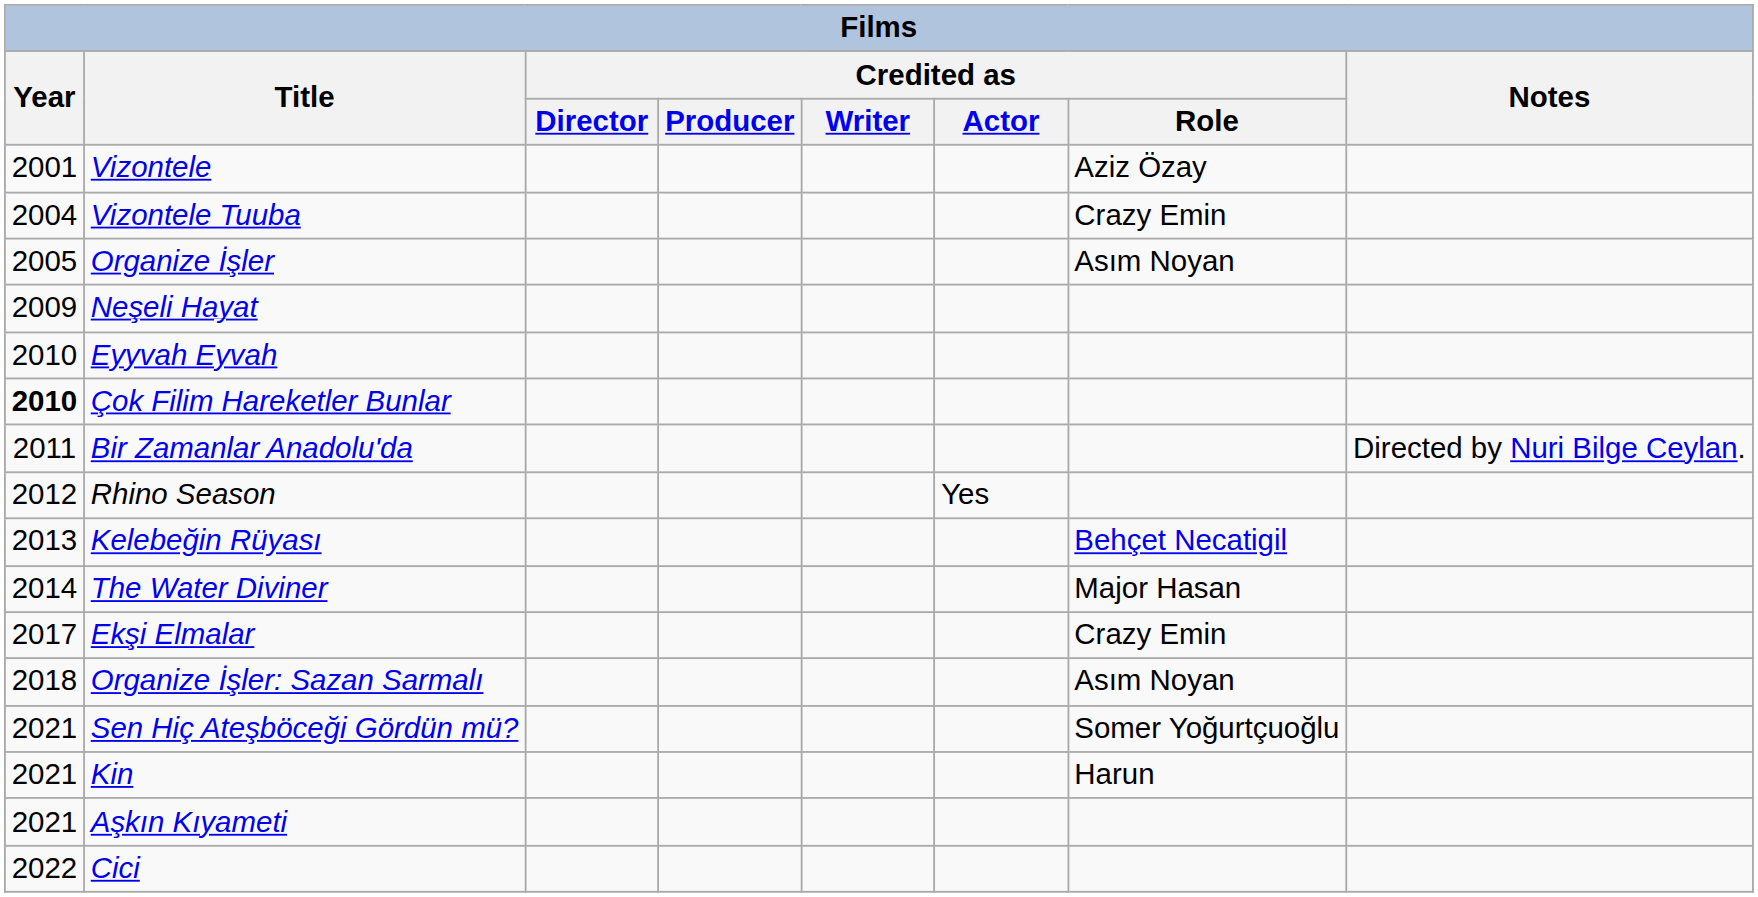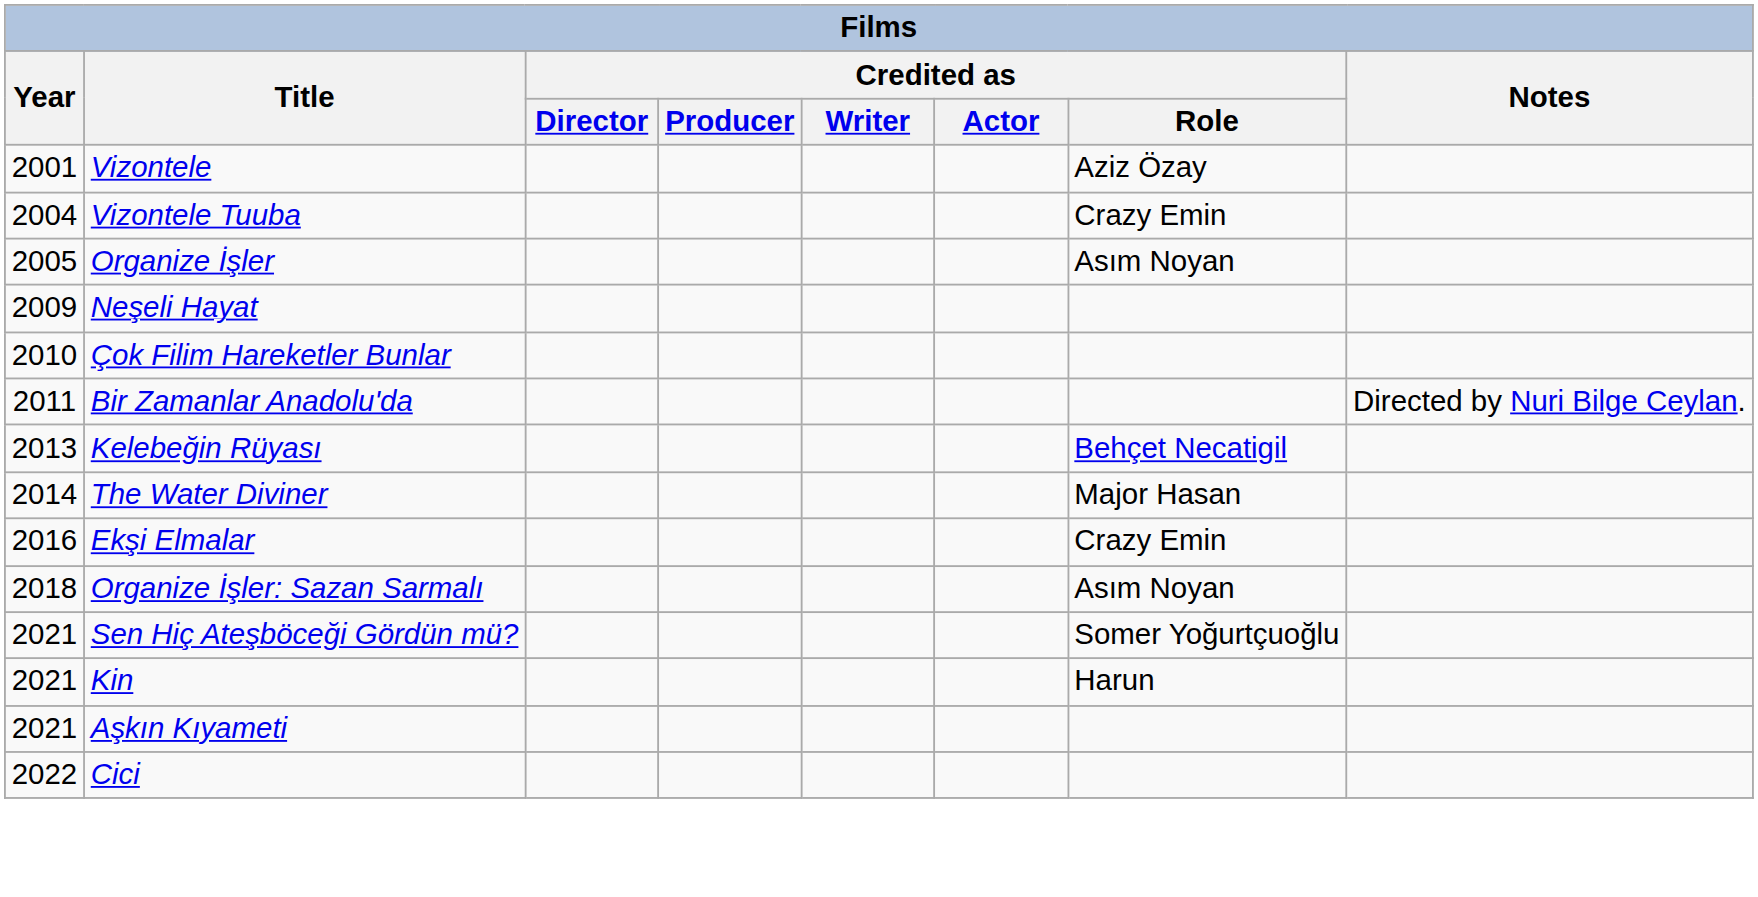- row: (184, 354)
(44, 401) bold -> (44, 354) normal
- row: (183, 494)
(44, 634) 2017 -> (44, 541) 2016
